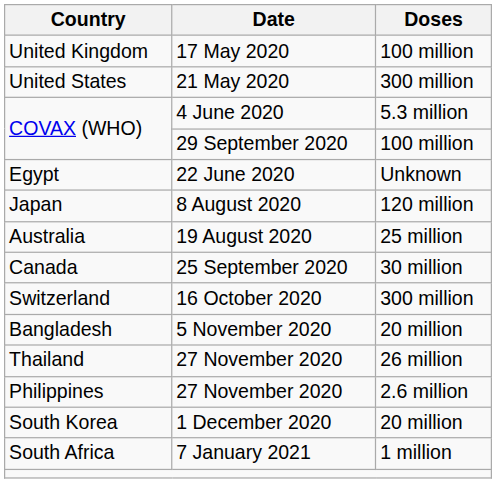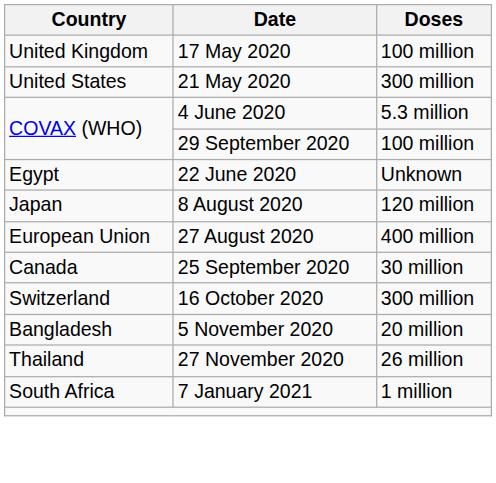- row: (47, 236)
+ row: (80, 236)
- row: (56, 391)
- row: (63, 422)
